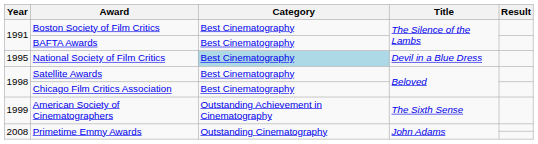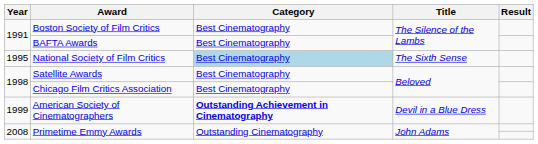(437, 58) Devil in a Blue Dress -> (431, 58) The Sixth Sense
(261, 110) normal -> (262, 110) bold
(427, 110) The Sixth Sense -> (441, 110) Devil in a Blue Dress
